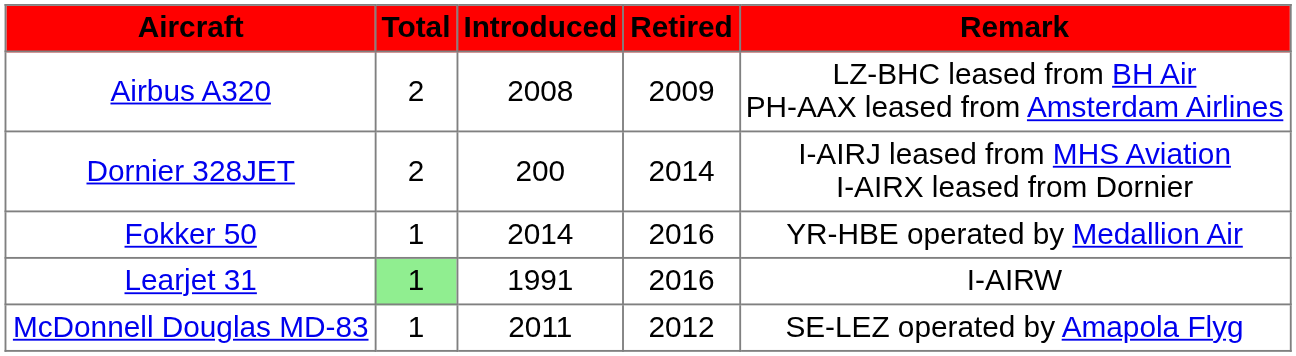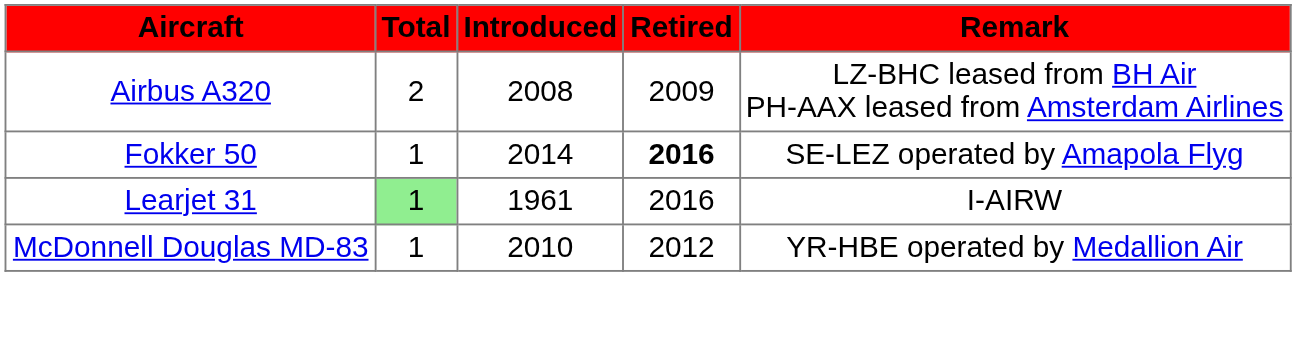- row: (191, 170)
(681, 234) normal -> (681, 154) bold
(1015, 234) YR-HBE operated by Medallion Air -> (1015, 154) SE-LEZ operated by Amapola Flyg
(540, 280) 1991 -> (540, 200) 1961
(540, 327) 2011 -> (540, 247) 2010
(1015, 327) SE-LEZ operated by Amapola Flyg -> (1015, 247) YR-HBE operated by Medallion Air
